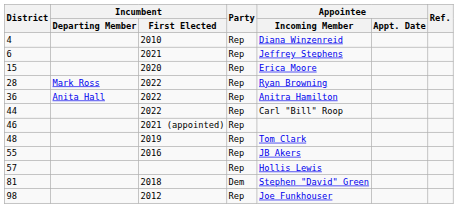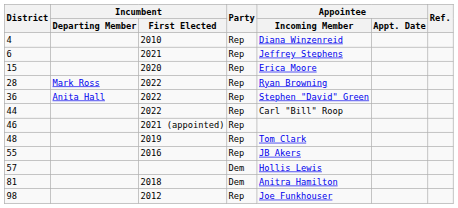(298, 97) Anitra Hamilton -> (314, 97) Stephen "David" Green
(236, 168) Rep -> (236, 168) Dem
(314, 182) Stephen "David" Green -> (298, 182) Anitra Hamilton
